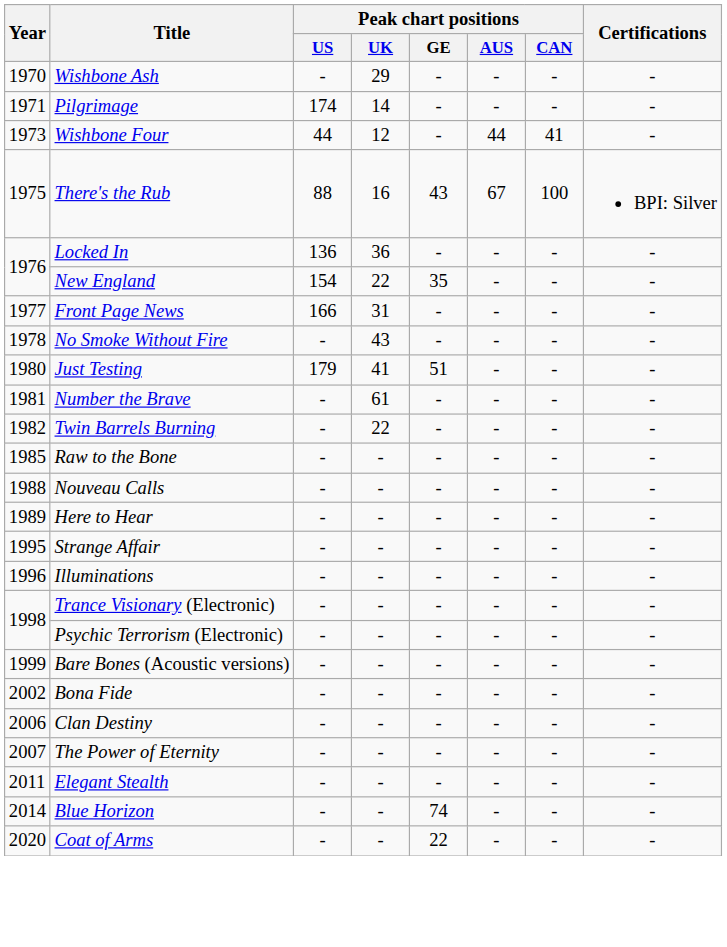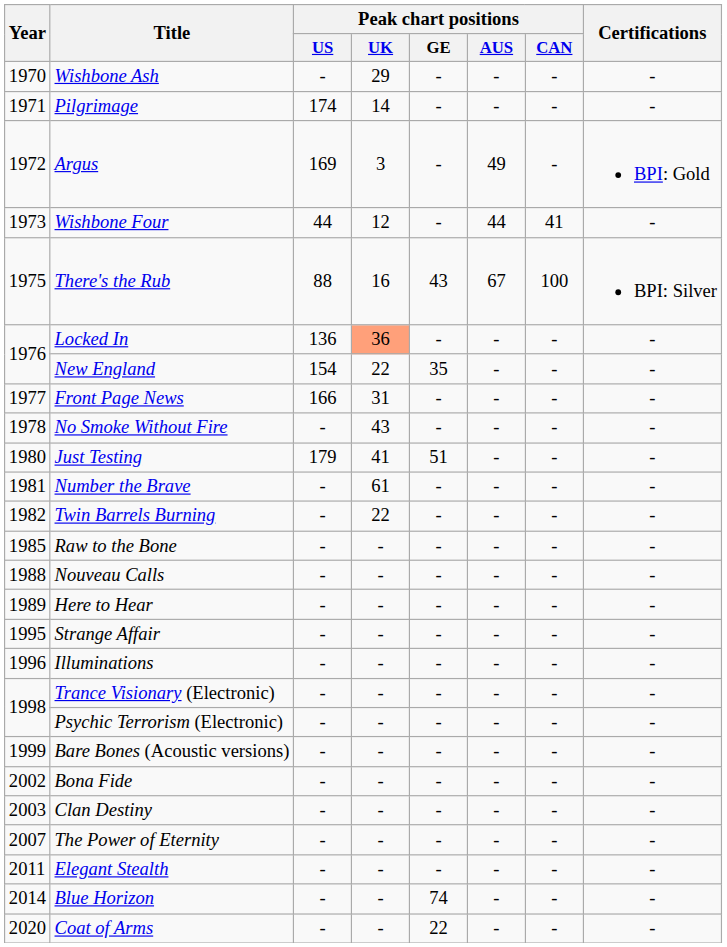+ row: (76, 164)
(381, 251) no background -> (381, 339) lightsalmon background
(27, 722) 2006 -> (27, 810) 2003
